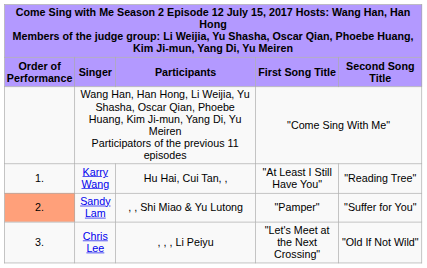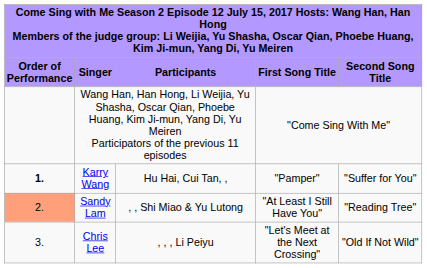(40, 178) normal -> (40, 178) bold
(297, 178) "At Least I Still Have You" -> (297, 178) "Pamper"
(380, 178) "Reading Tree" -> (380, 178) "Suffer for You"
(297, 207) "Pamper" -> (297, 207) "At Least I Still Have You"
(380, 207) "Suffer for You" -> (380, 207) "Reading Tree"
